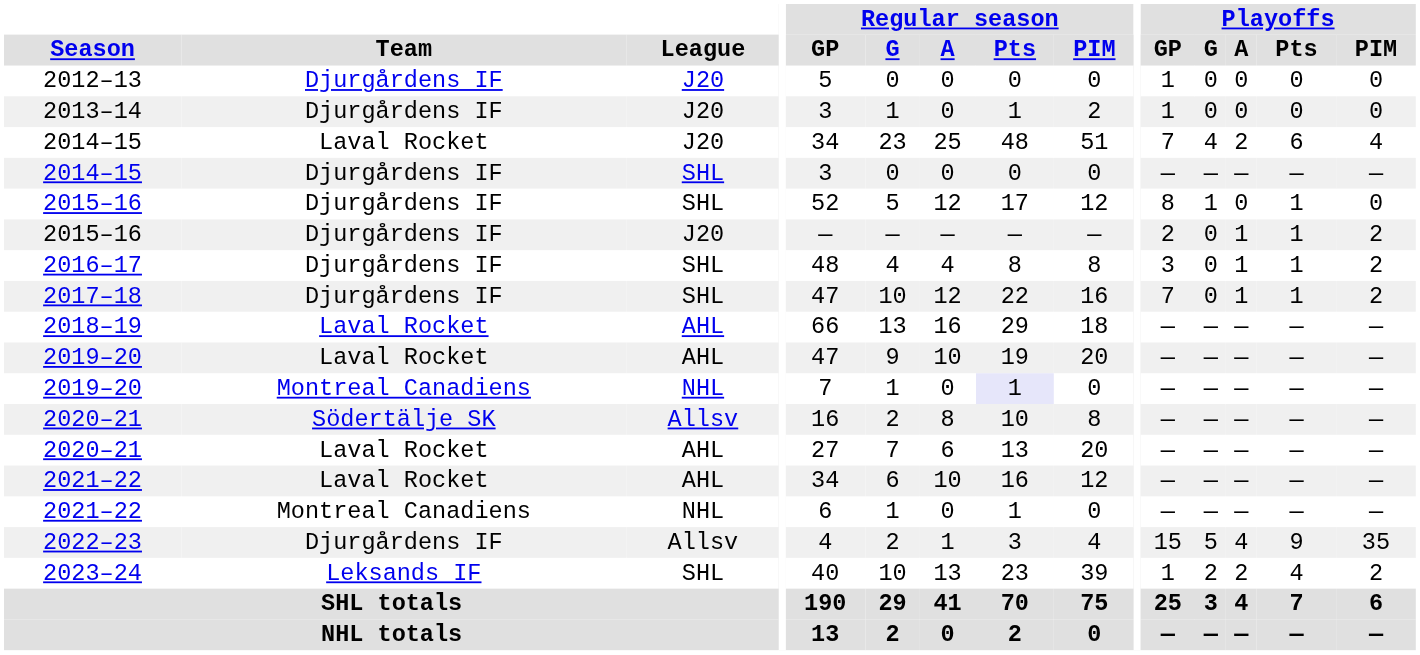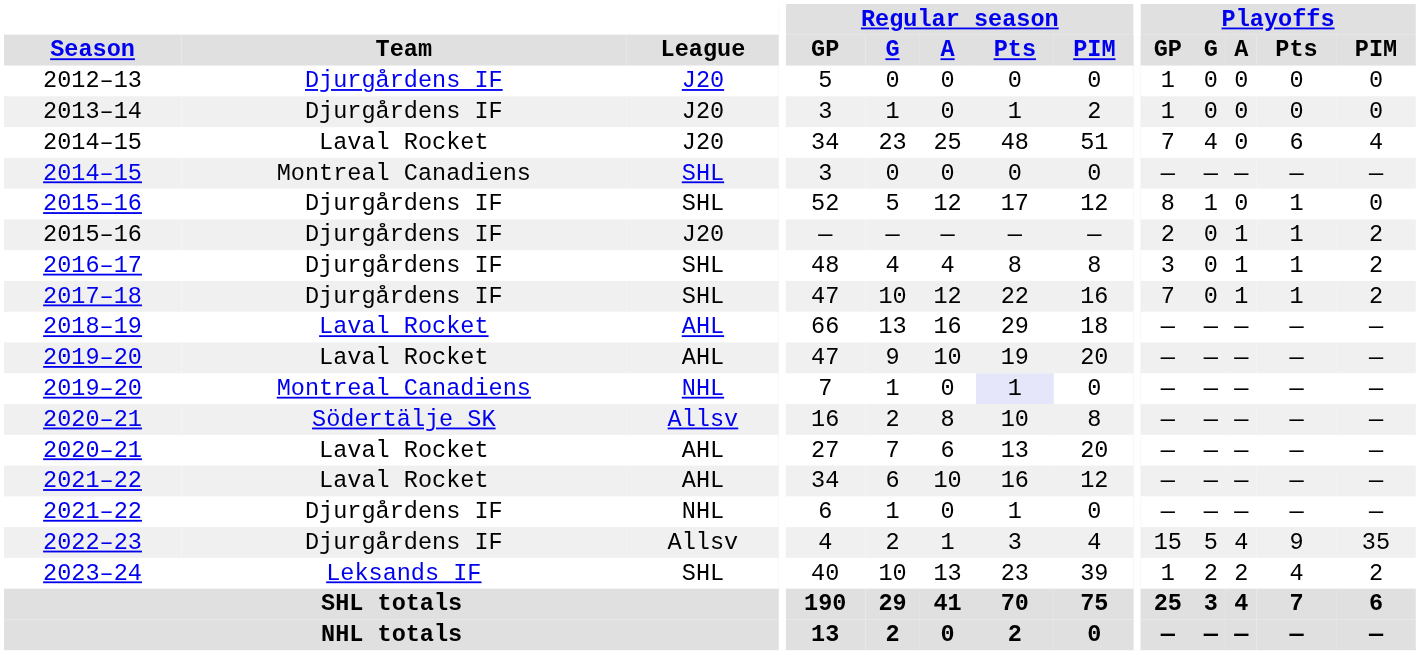(1241, 142) 2 -> (1241, 142) 0
(404, 173) Djurgårdens IF -> (404, 173) Montreal Canadiens
(404, 512) Montreal Canadiens -> (404, 512) Djurgårdens IF
